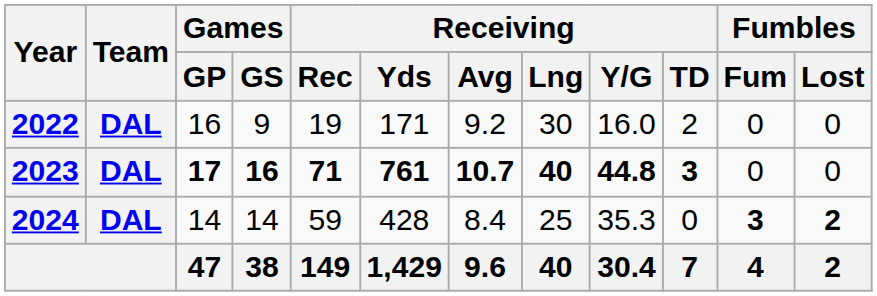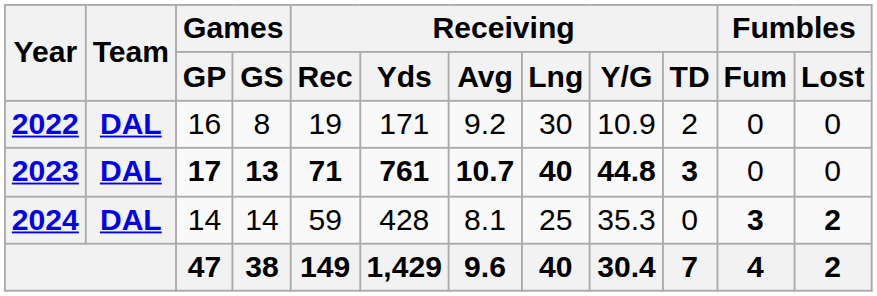(262, 123) 9 -> (262, 123) 8
(626, 123) 16.0 -> (626, 123) 10.9
(262, 171) 16 -> (262, 171) 13
(485, 219) 8.4 -> (485, 219) 8.1
